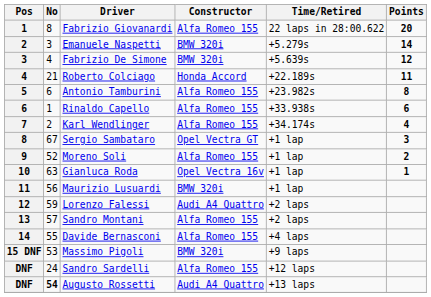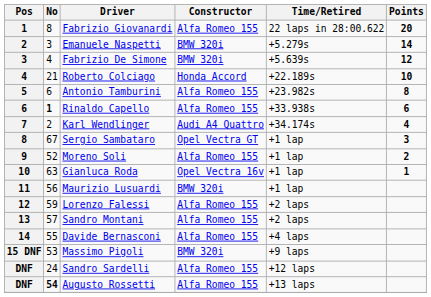(406, 77) 11 -> (406, 77) 10
(49, 109) normal -> (49, 109) bold
(218, 125) Alfa Romeo 155 -> (221, 125) Audi A4 Quattro
(221, 205) Audi A4 Quattro -> (218, 205) Alfa Romeo 155
(221, 285) Audi A4 Quattro -> (218, 285) Alfa Romeo 155
